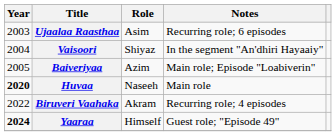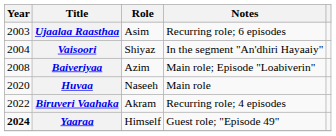(18, 67) 2005 -> (18, 67) 2008
(18, 85) bold -> (18, 85) normal
